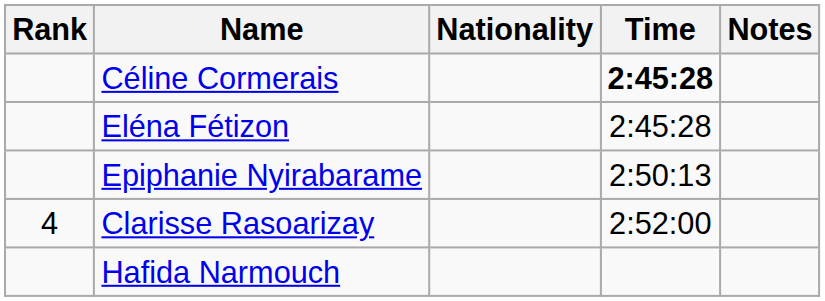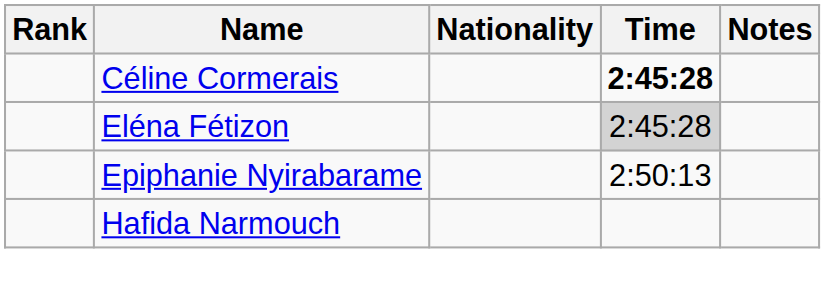(660, 127) no background -> (660, 127) lightgrey background
- row: (238, 224)
